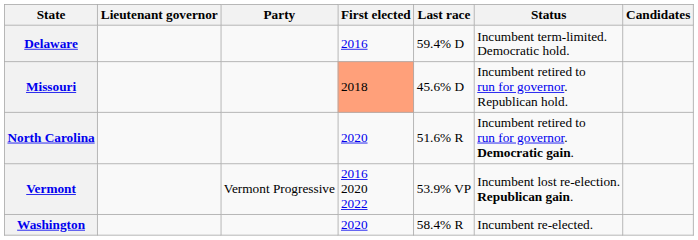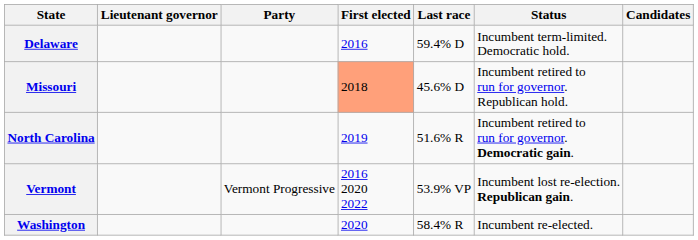(354, 137) 2020 -> (354, 137) 2019
